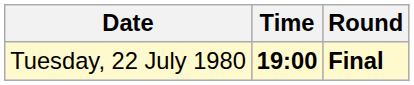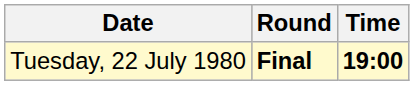columns swapped: (287, 23) <-> (366, 23)
